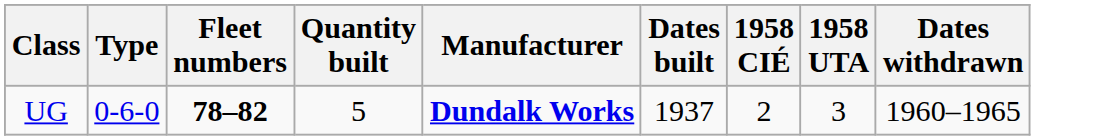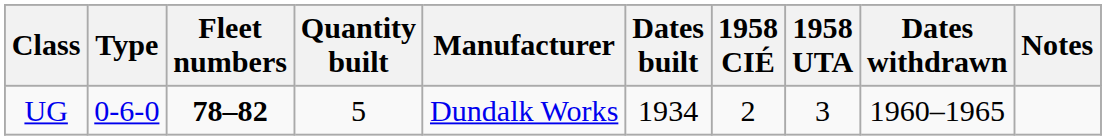+ column: (1057, 45)
(532, 109) bold -> (524, 109) normal
(684, 109) 1937 -> (668, 109) 1934
